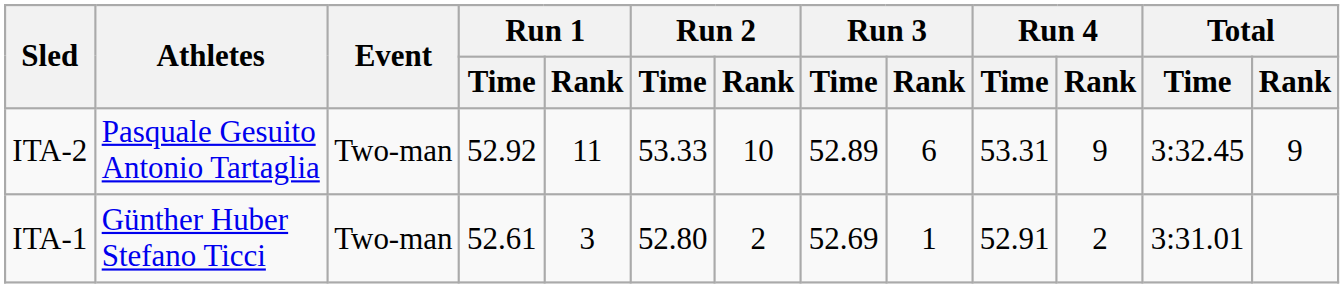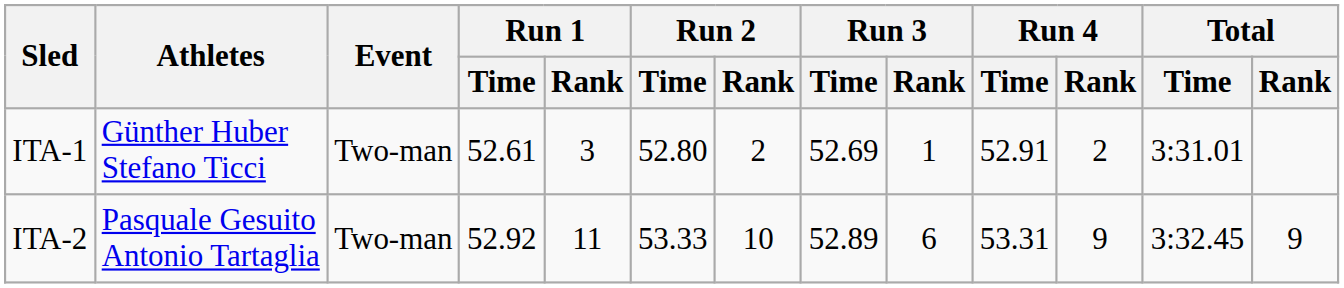rows swapped: (50, 238) <-> (50, 150)
